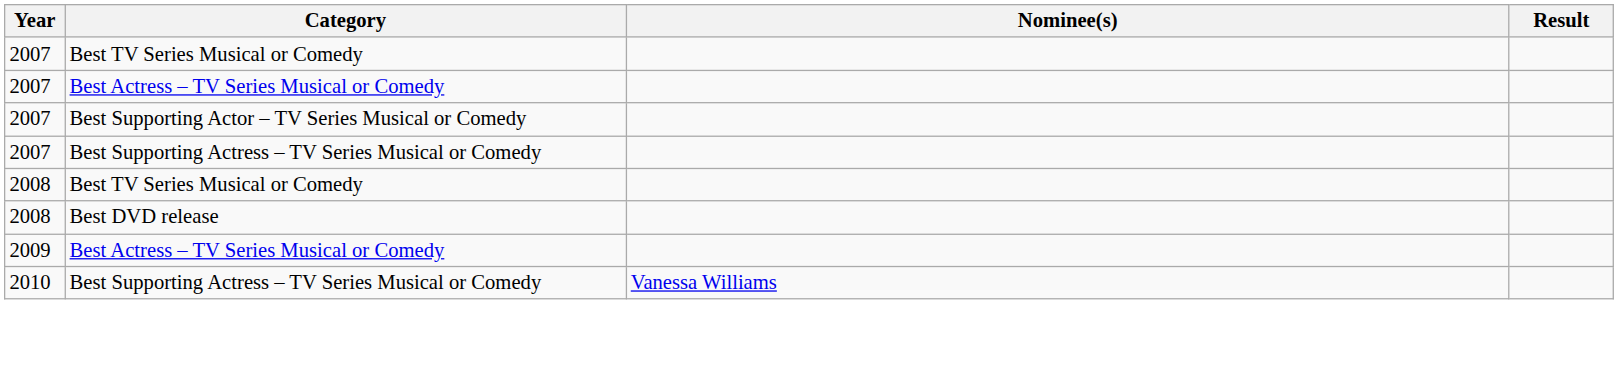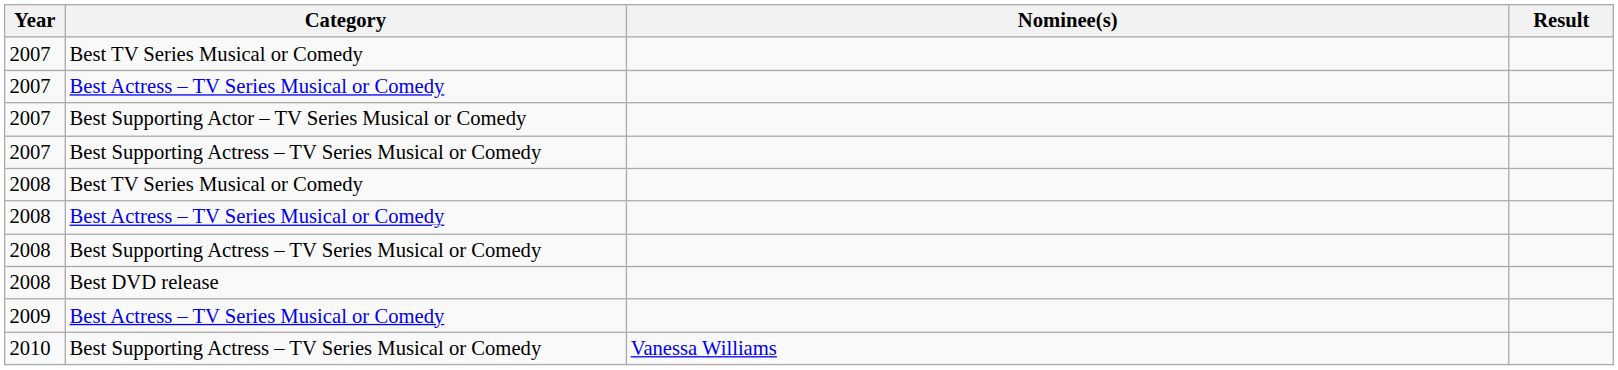+ row: (30, 217)
+ row: (30, 250)
